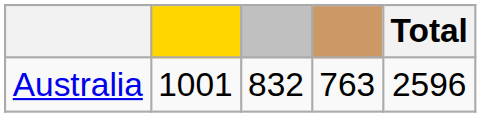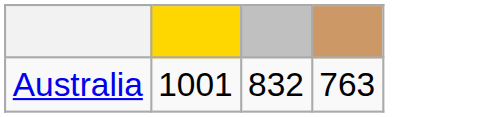- column: (429, 31)
